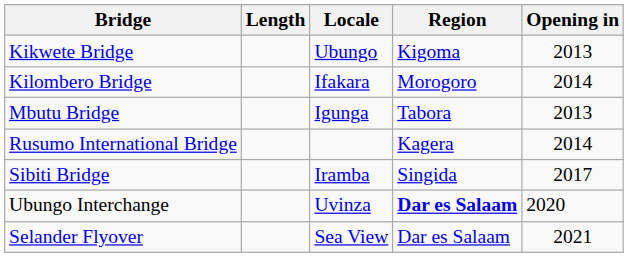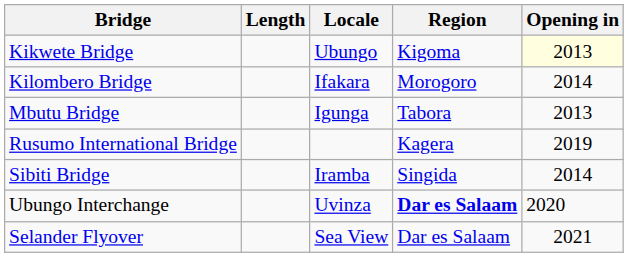(573, 50) no background -> (573, 50) lightyellow background
(573, 143) 2014 -> (573, 143) 2019
(573, 174) 2017 -> (573, 174) 2014
